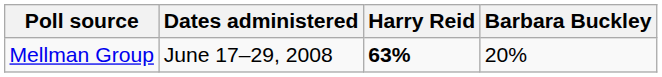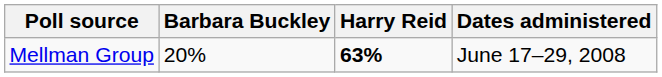columns swapped: (261, 21) <-> (568, 21)
